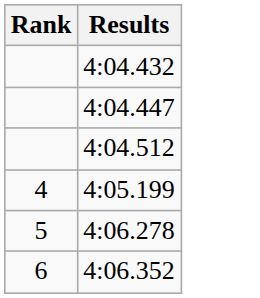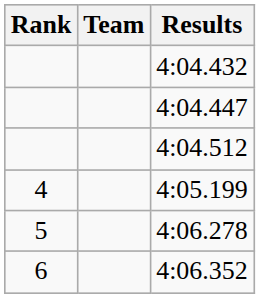+ column: (114, 25)
